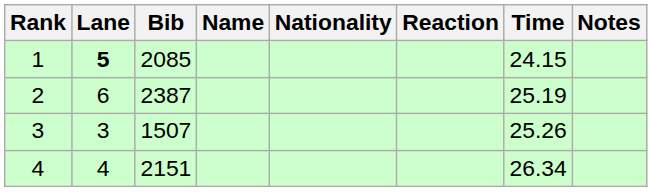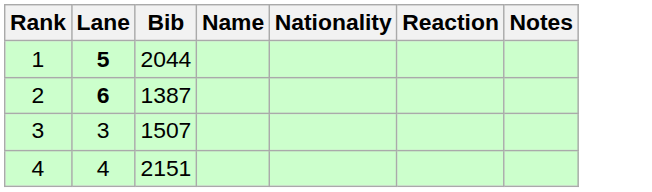- column: (538, 22)
(166, 58) 2085 -> (166, 58) 2044
(103, 95) normal -> (103, 95) bold
(166, 95) 2387 -> (166, 95) 1387
